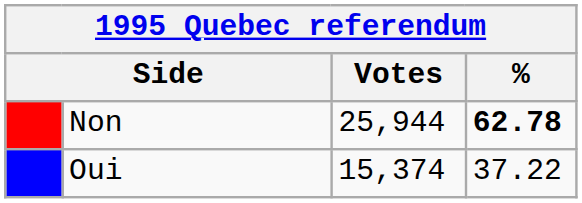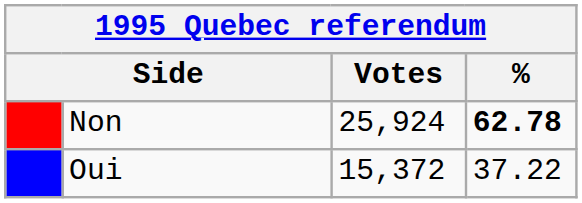(392, 125) 25,944 -> (392, 125) 25,924
(392, 173) 15,374 -> (392, 173) 15,372
